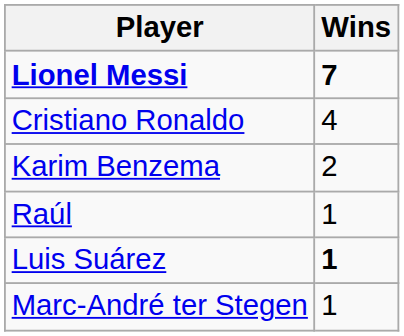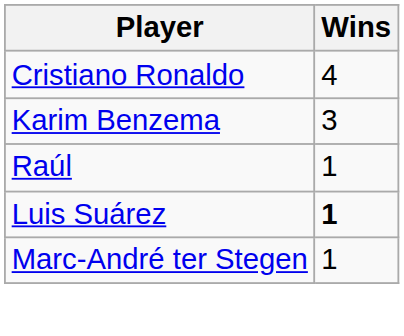- row: (100, 74)
(330, 167) 2 -> (330, 120) 3
